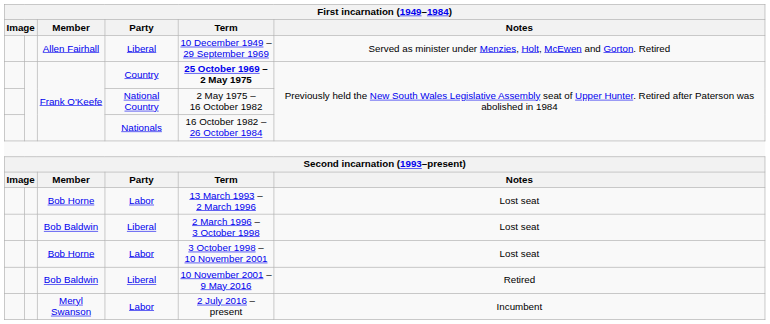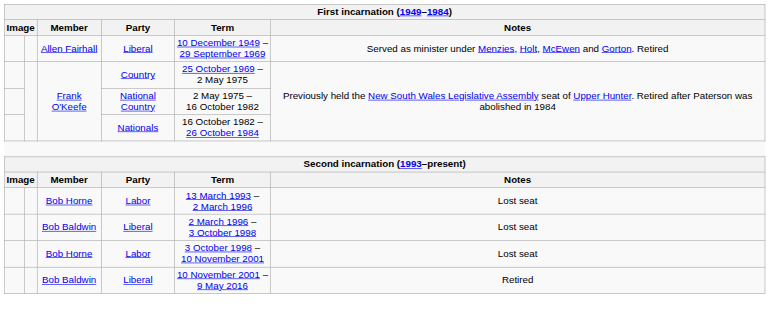(226, 75) bold -> (222, 75) normal
- row: (71, 306)
